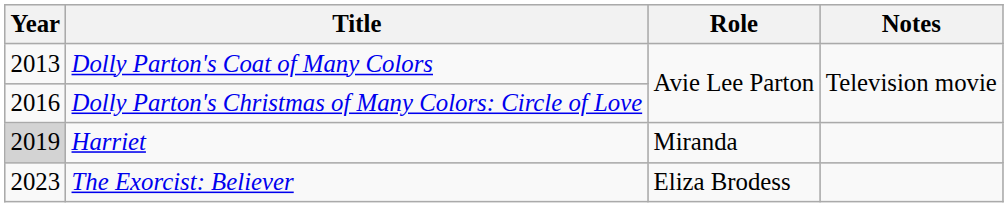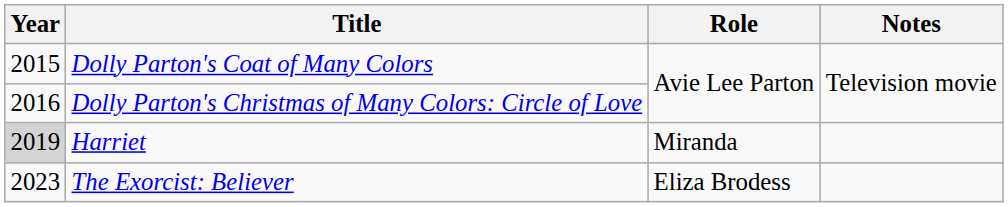(35, 63) 2013 -> (35, 63) 2015
